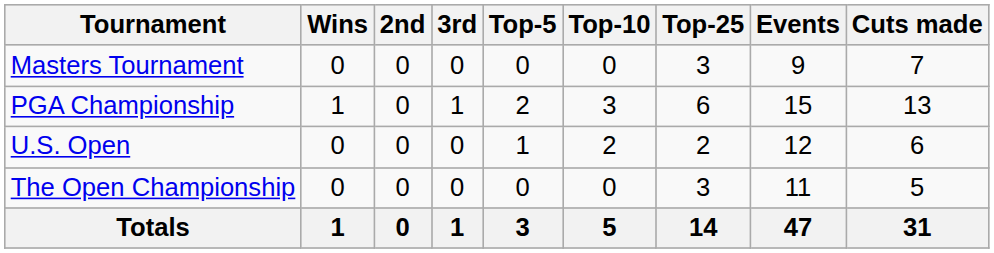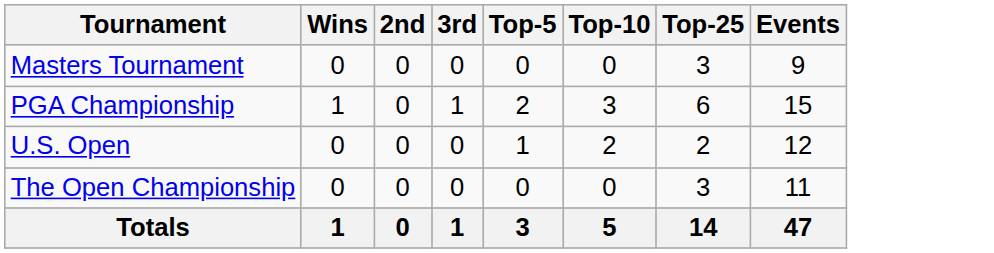- column: (917, 24)
